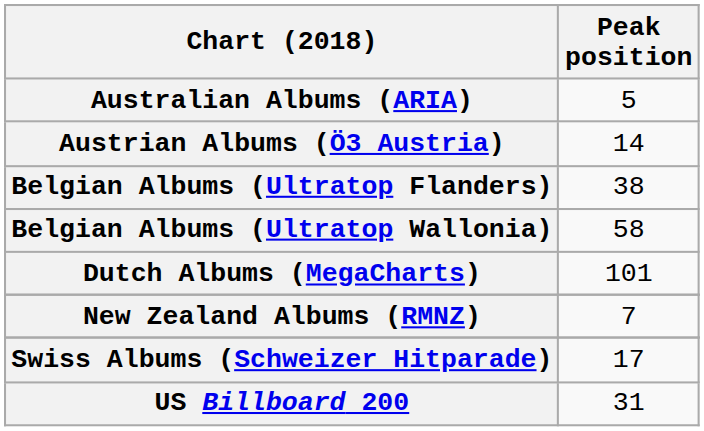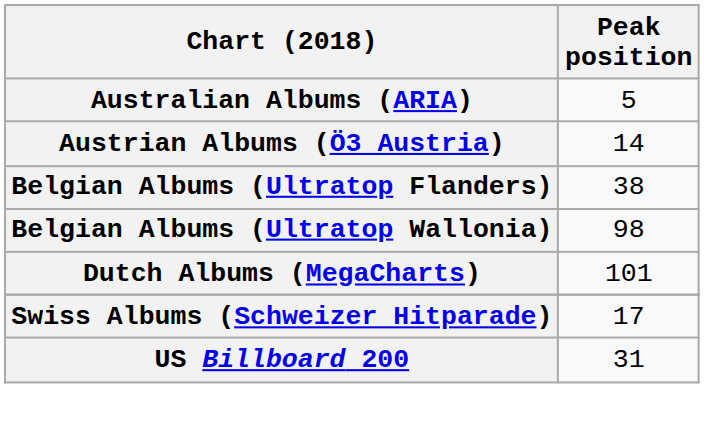(629, 230) 58 -> (629, 230) 98
- row: (282, 317)
